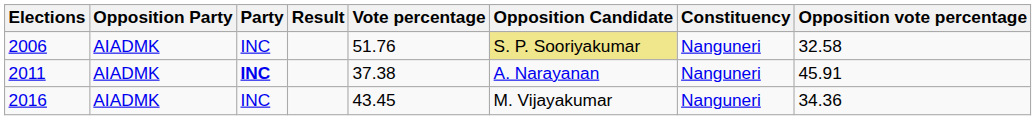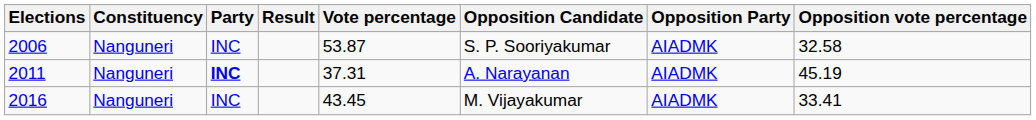columns swapped: (736, 18) <-> (163, 18)
(374, 45) 51.76 -> (344, 45) 53.87
(567, 45) khaki background -> (537, 45) no background
(374, 73) 37.38 -> (344, 73) 37.31
(820, 73) 45.91 -> (820, 73) 45.19
(820, 100) 34.36 -> (820, 100) 33.41
